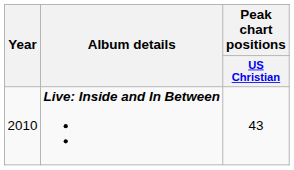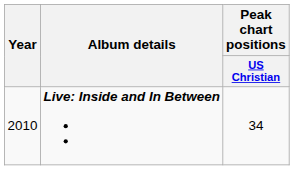(256, 125) 43 -> (256, 125) 34
